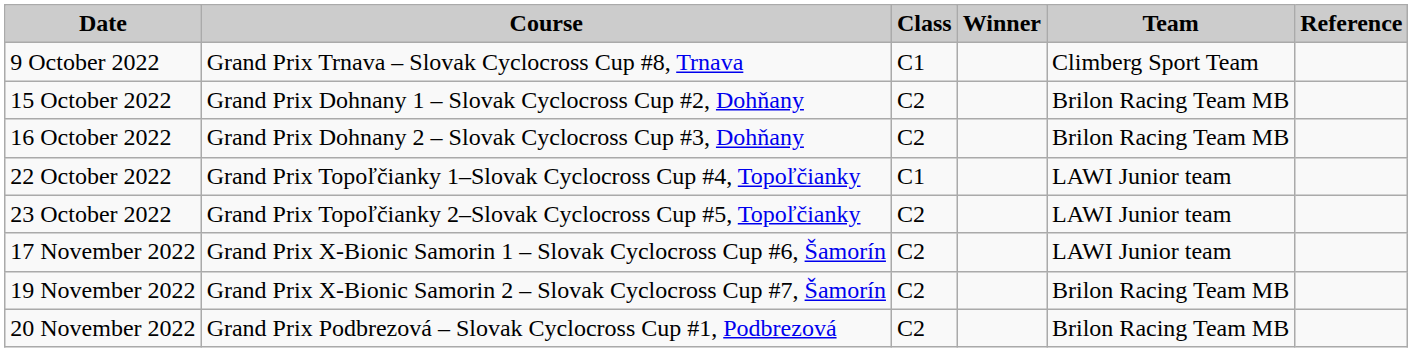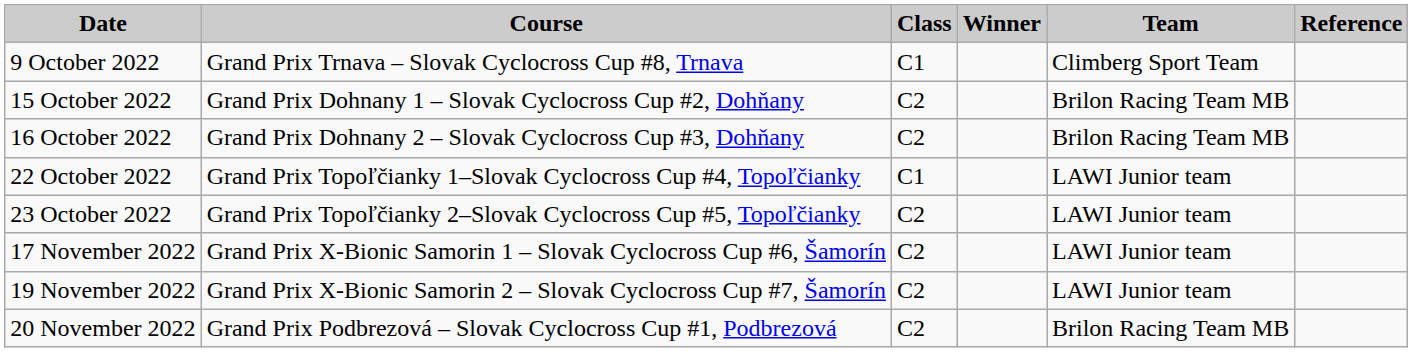(1171, 289) Brilon Racing Team MB -> (1142, 289) LAWI Junior team
